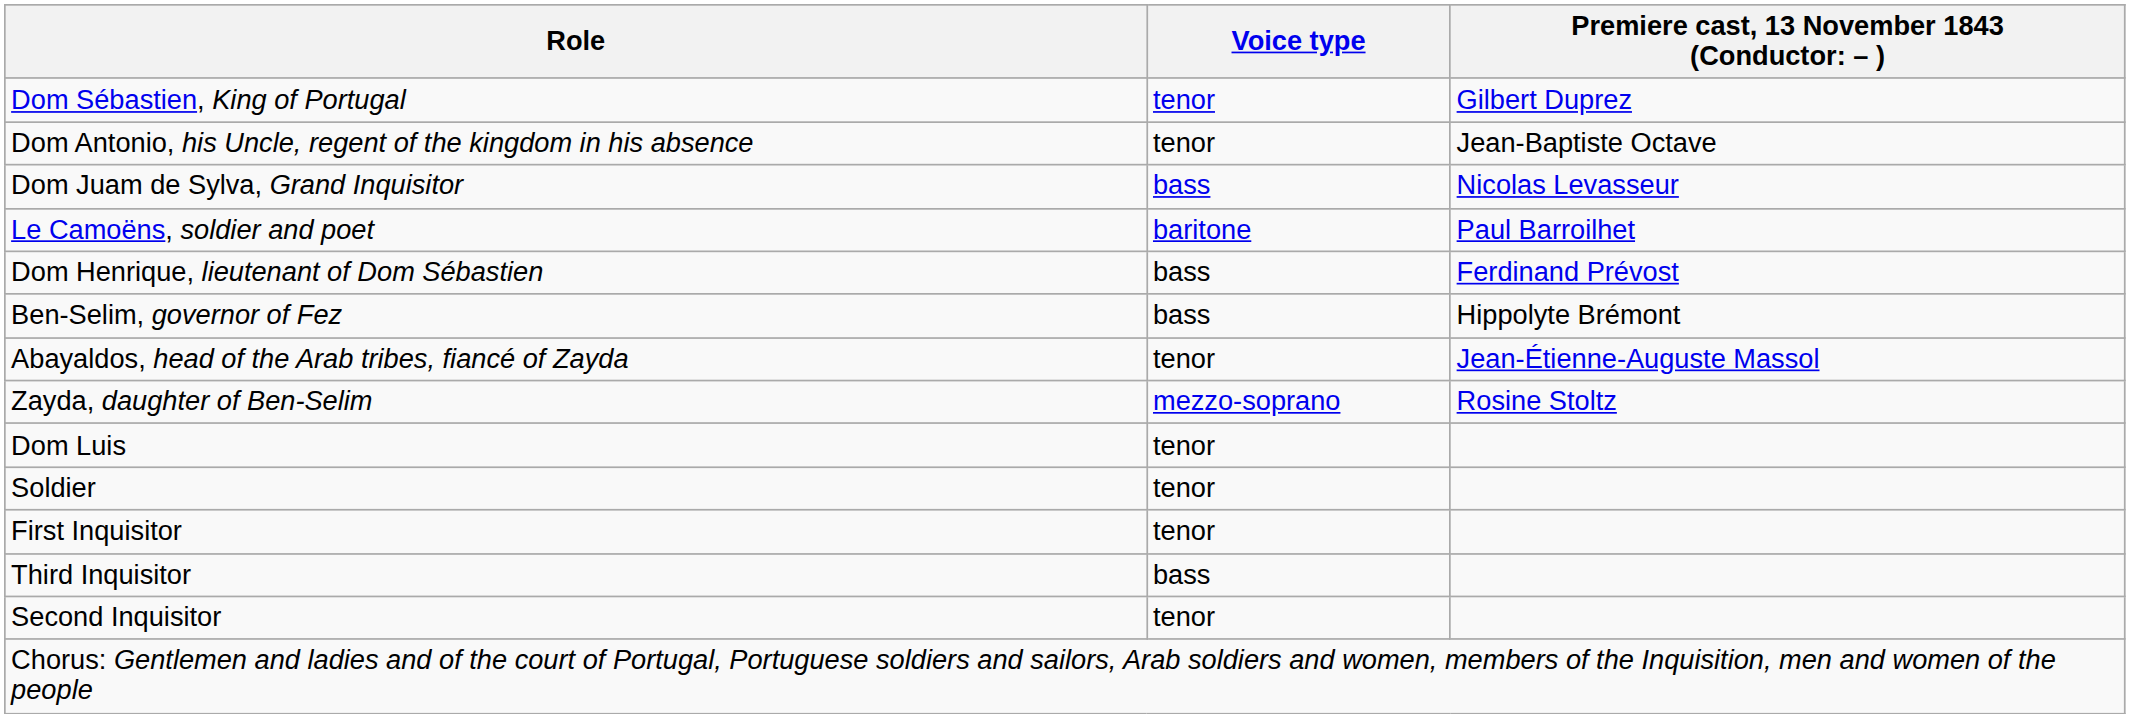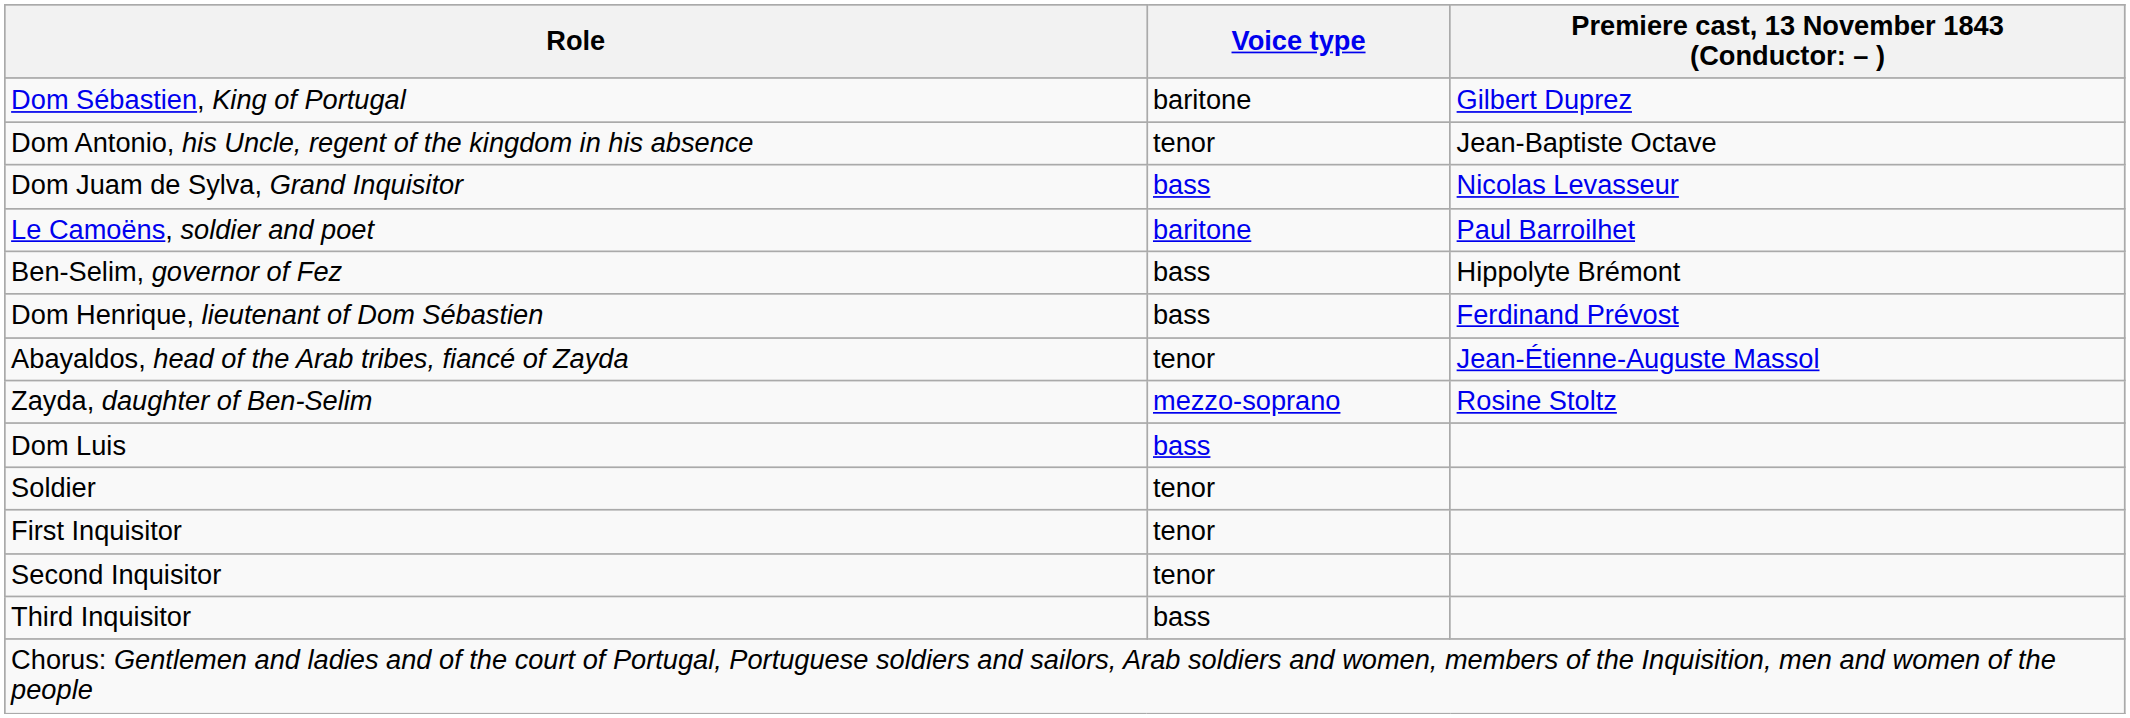(1184, 99) tenor -> (1202, 99) baritone
rows swapped: (277, 272) <-> (177, 315)
(1184, 444) tenor -> (1182, 444) bass
rows swapped: (116, 617) <-> (101, 574)
